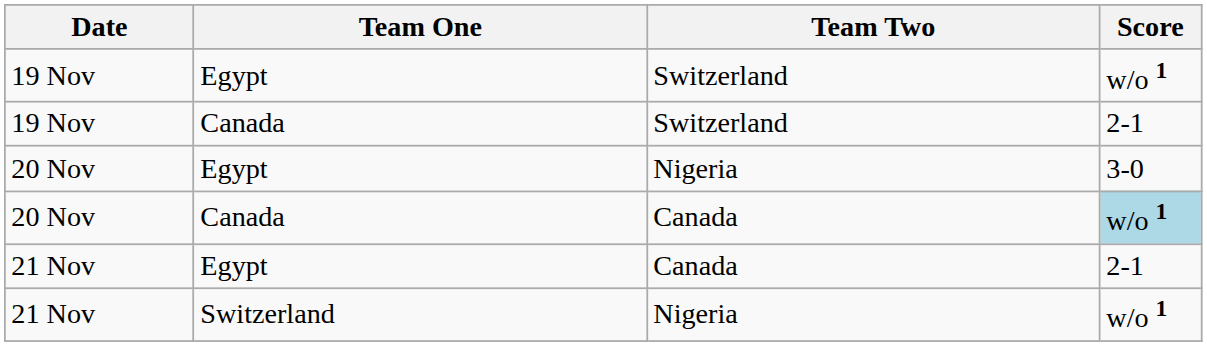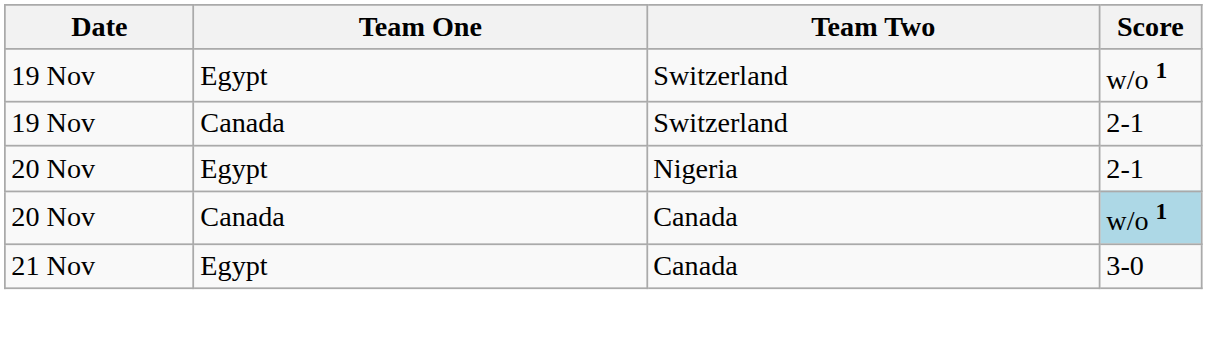(1125, 168) 3-0 -> (1125, 168) 2-1
(1125, 265) 2-1 -> (1125, 265) 3-0
- row: (53, 313)
